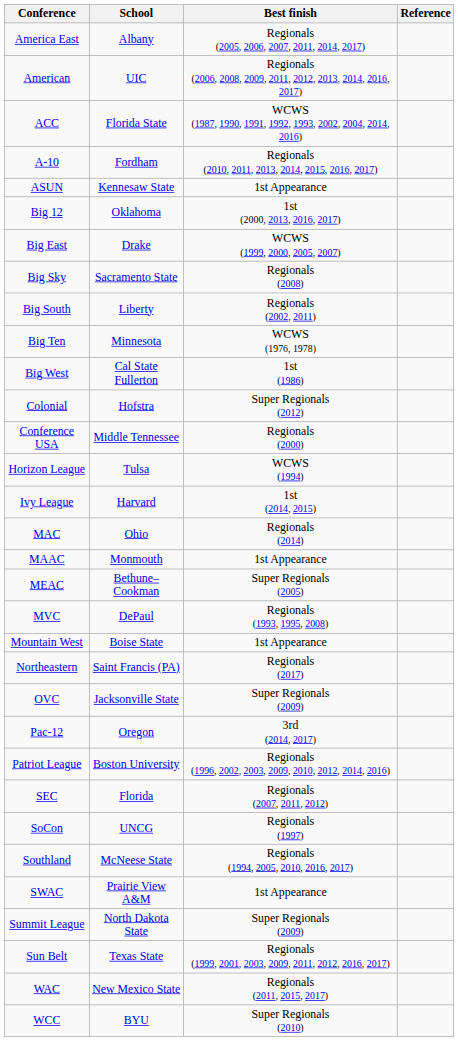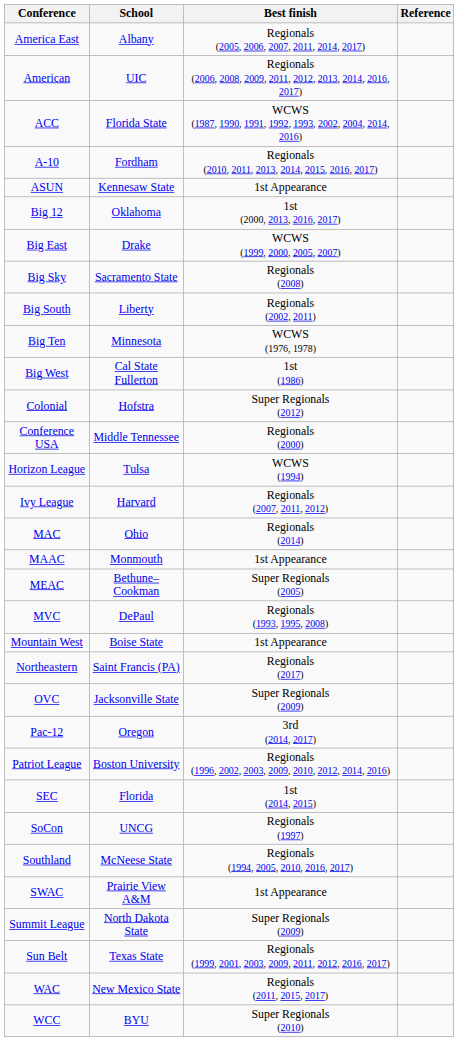(290, 502) 1st (2014, 2015) -> (290, 502) Regionals (2007, 2011, 2012)
(290, 796) Regionals (2007, 2011, 2012) -> (290, 796) 1st (2014, 2015)
